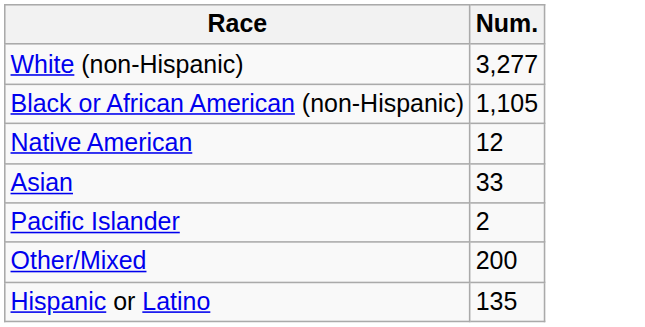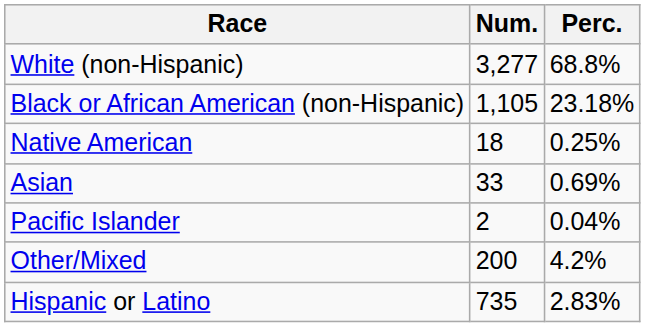+ column: (592, 24)
(490, 143) 12 -> (490, 143) 18
(496, 301) 135 -> (496, 301) 735
